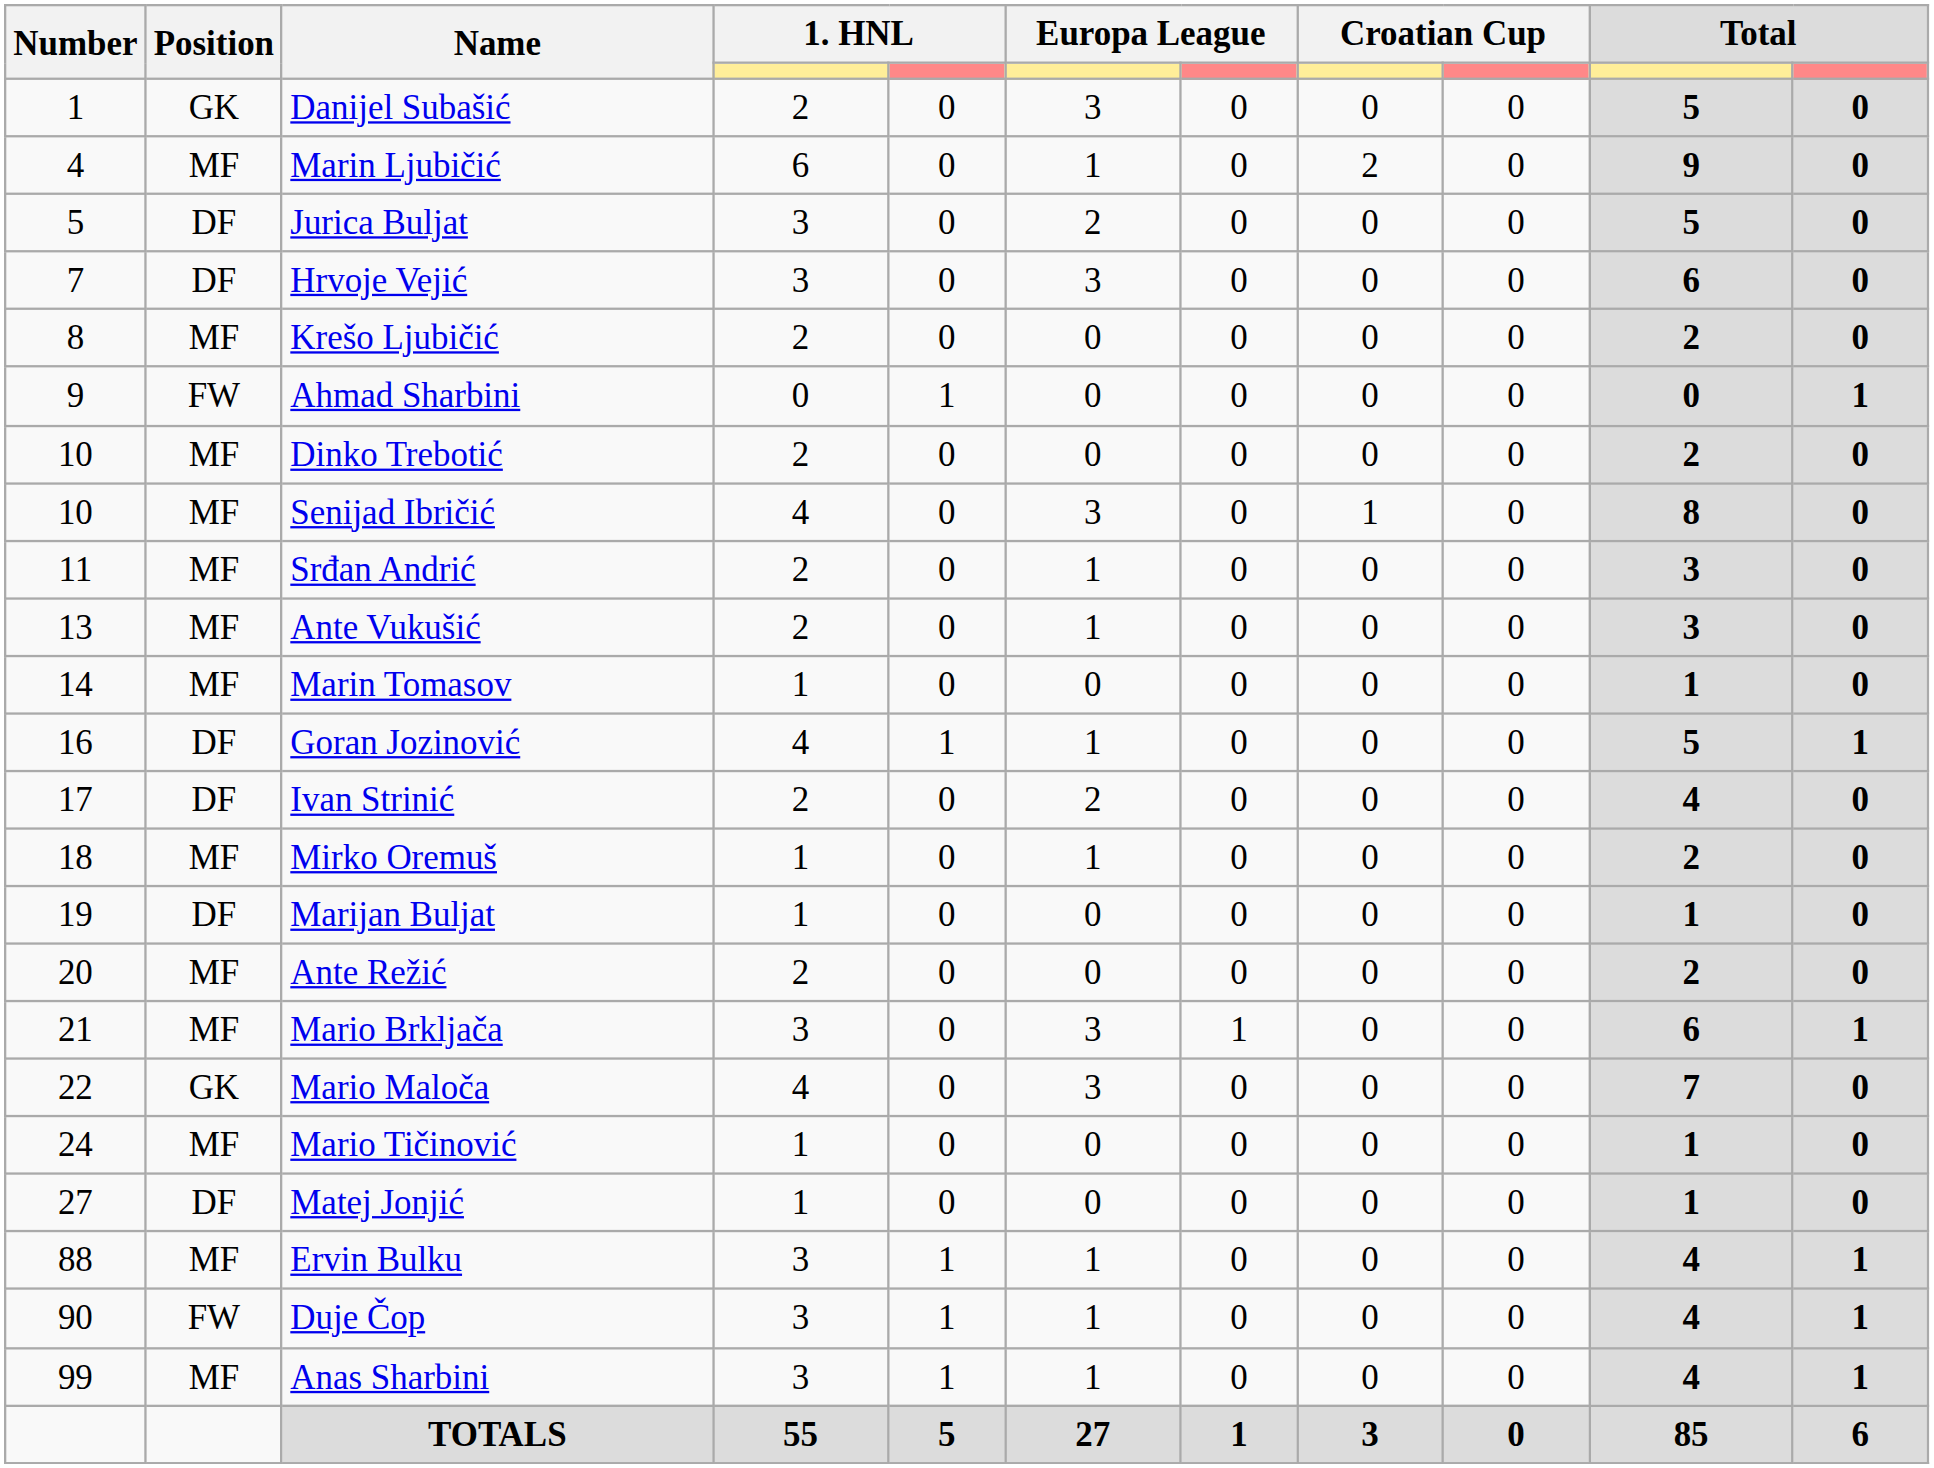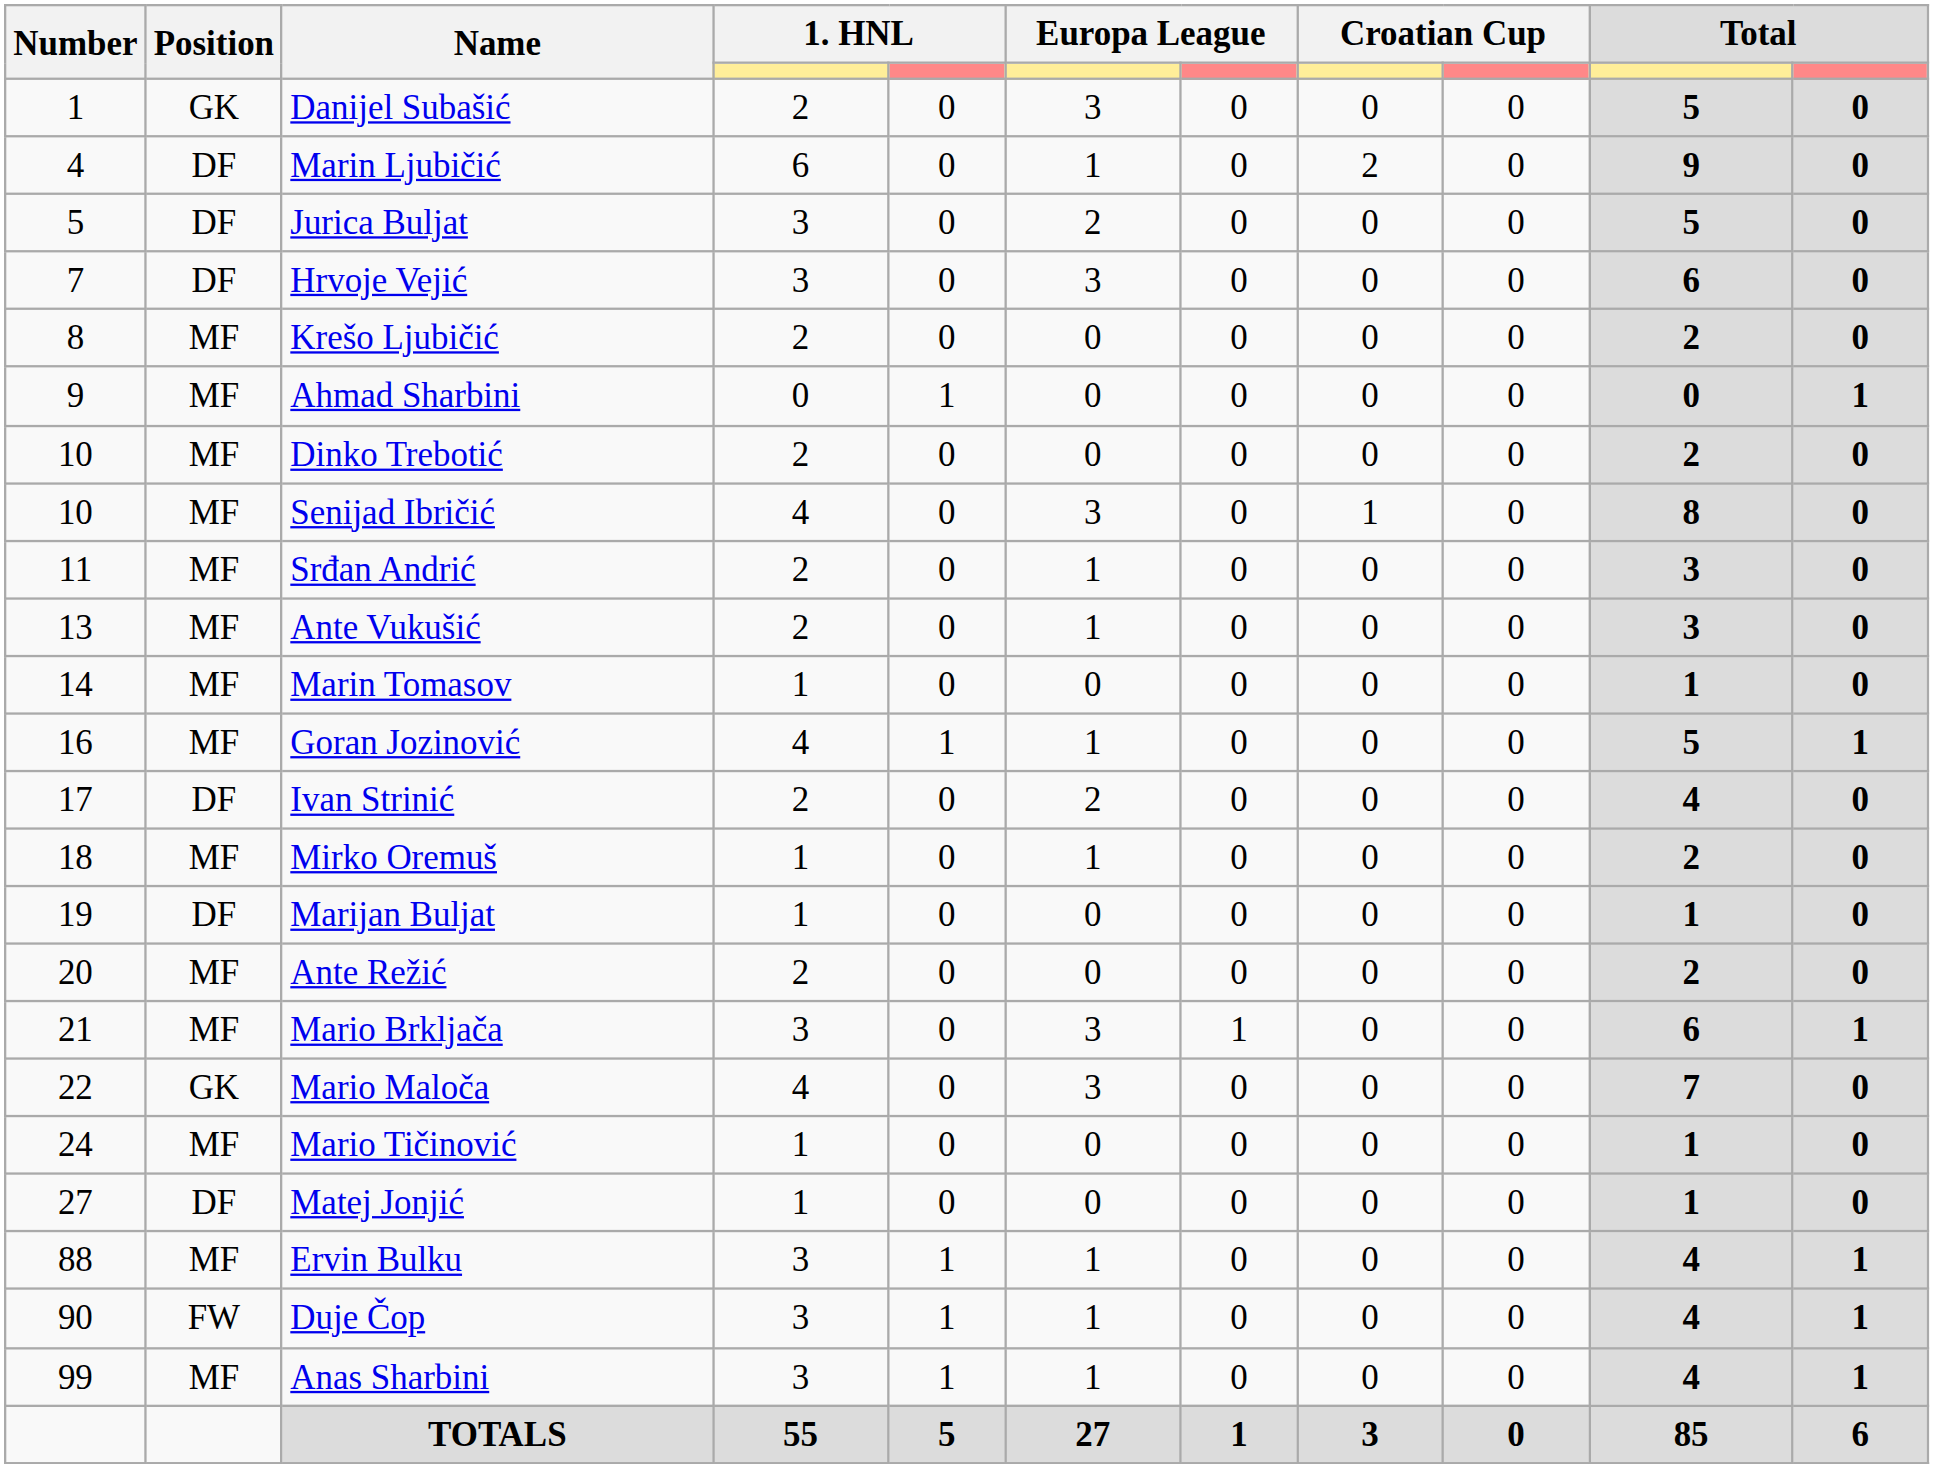(214, 165) MF -> (214, 165) DF
(214, 395) FW -> (214, 395) MF
(214, 741) DF -> (214, 741) MF
